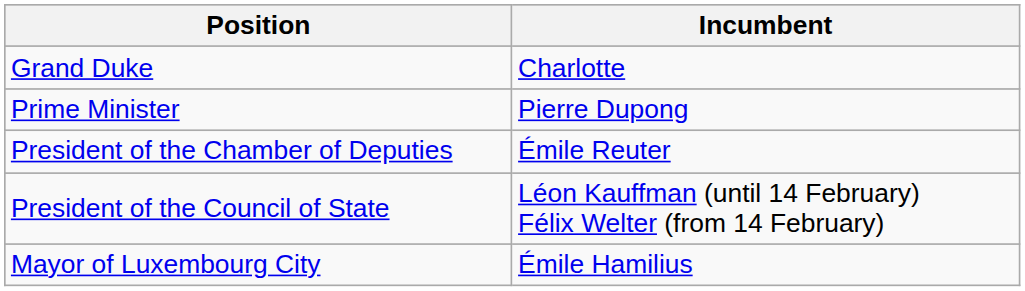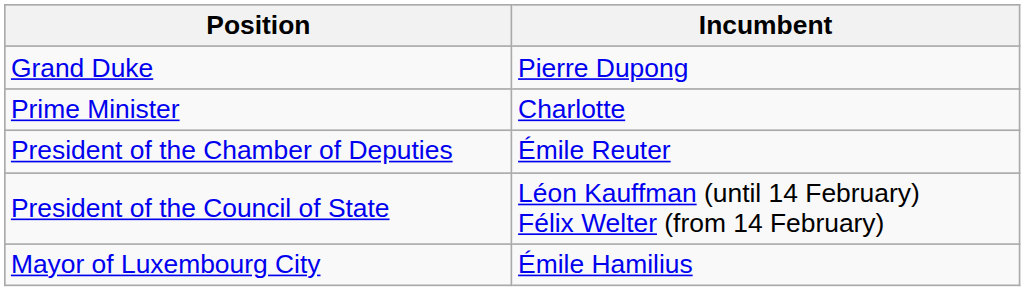(572, 67) Charlotte -> (603, 67) Pierre Dupong
(603, 109) Pierre Dupong -> (572, 109) Charlotte
